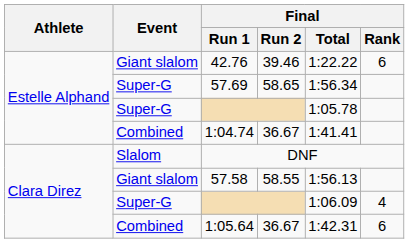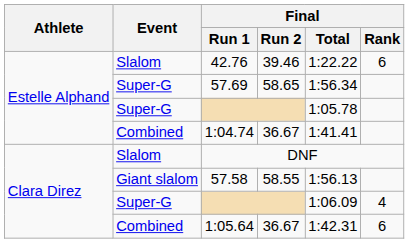(157, 62) Giant slalom -> (139, 62) Slalom
